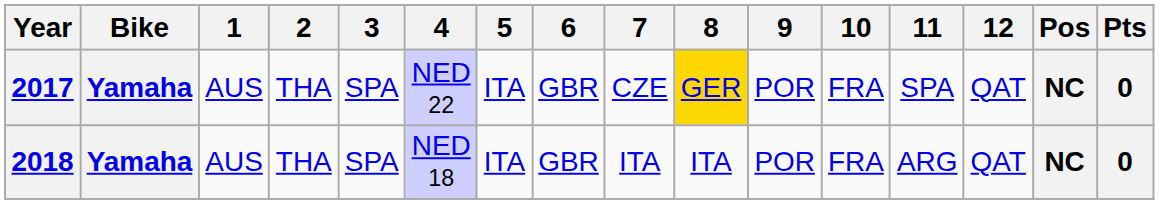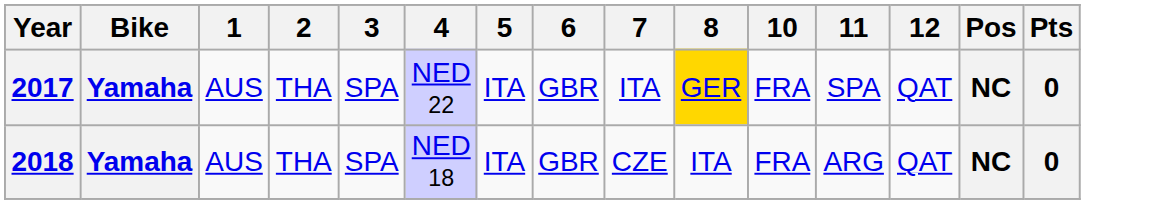- column: (785, 27)
(640, 87) CZE -> (640, 87) ITA
(640, 162) ITA -> (640, 162) CZE
